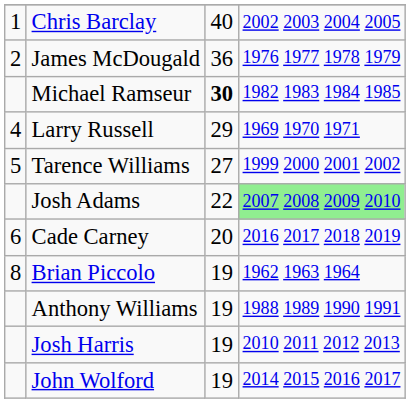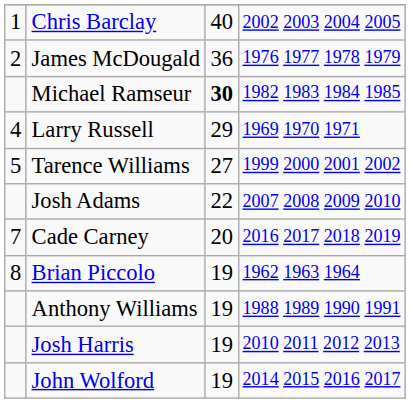(322, 201) lightgreen background -> (322, 201) no background
(16, 237) 6 -> (16, 237) 7
